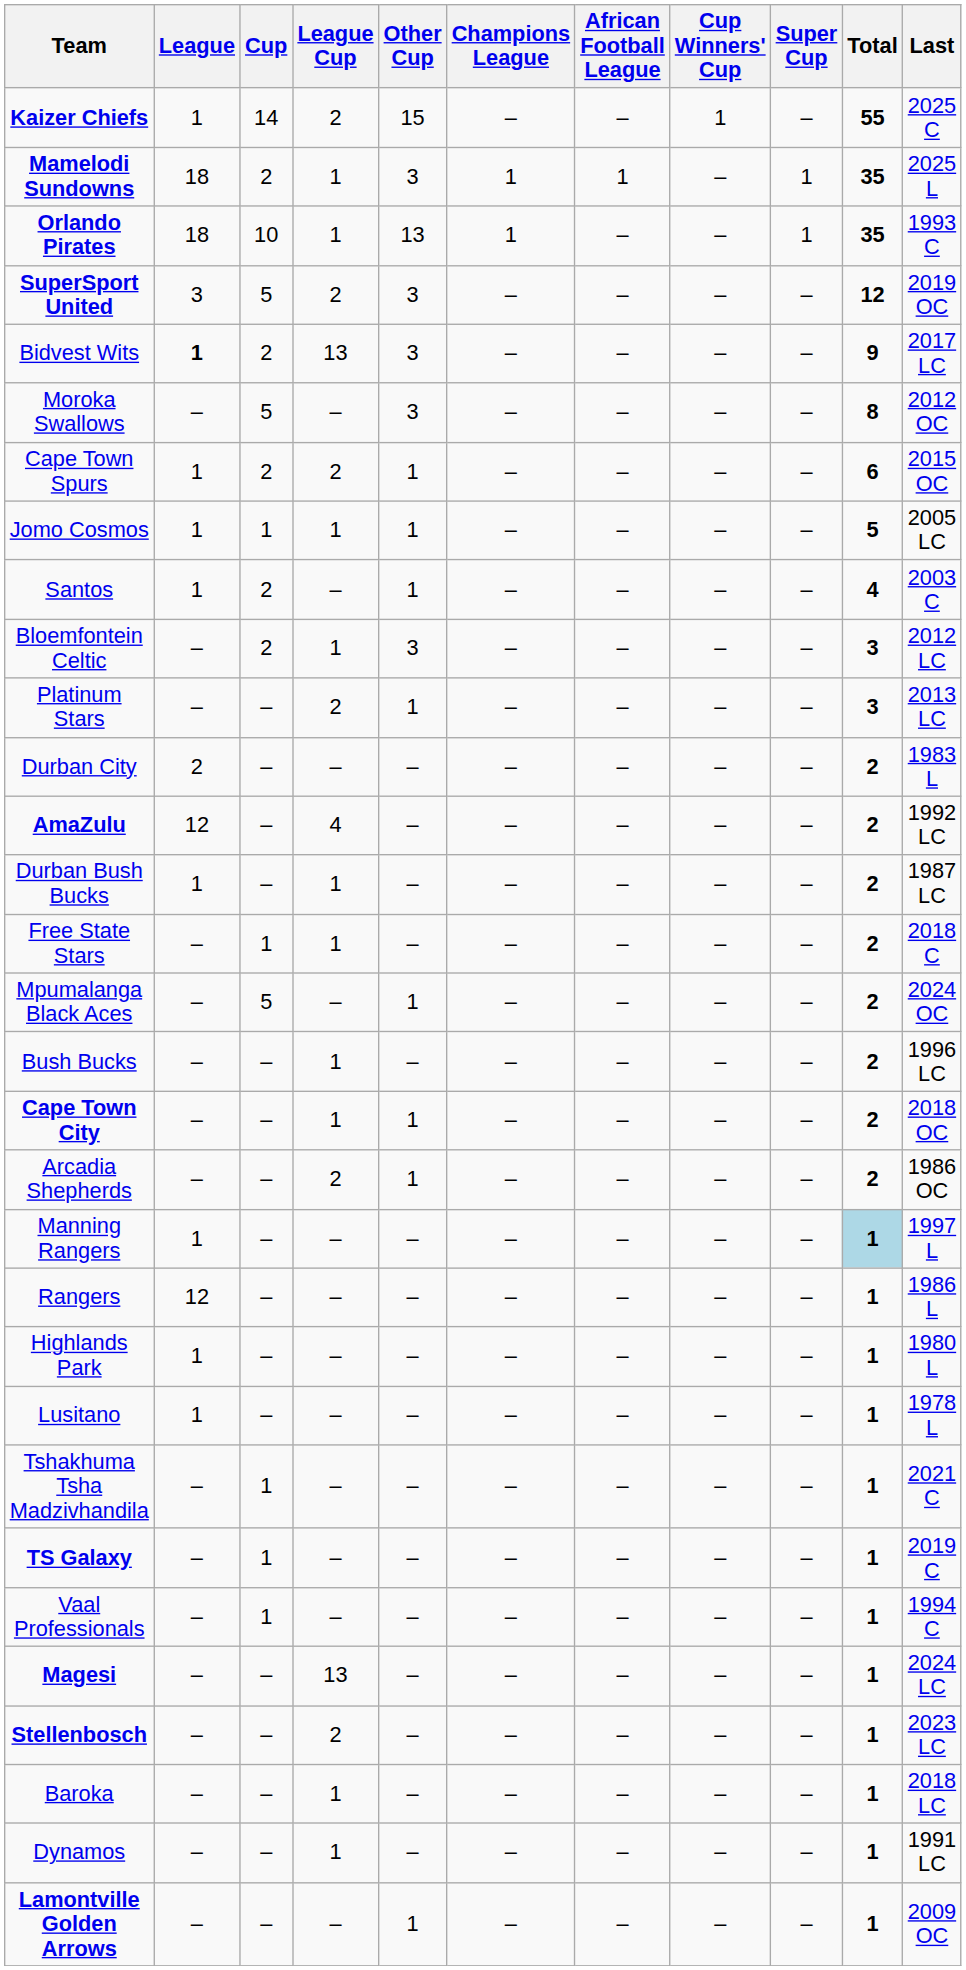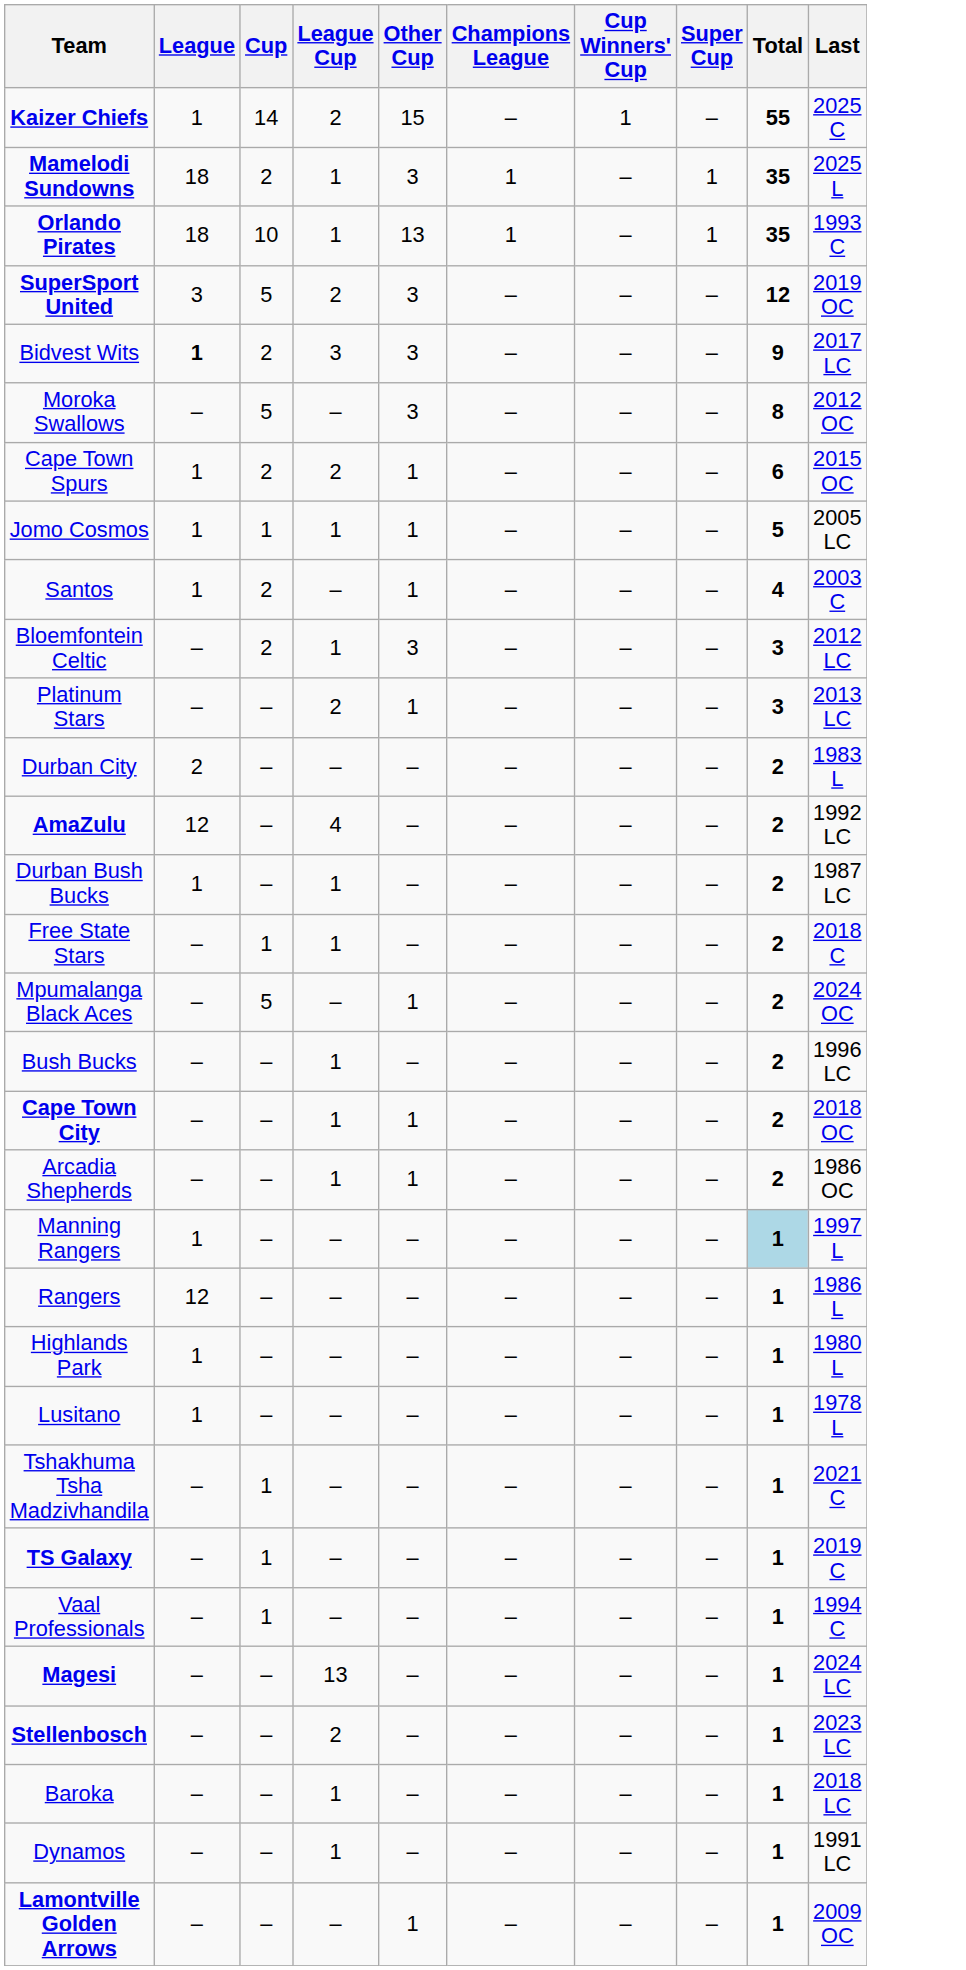- column: (622, 46)
(335, 353) 13 -> (335, 353) 3
(335, 1179) 2 -> (335, 1179) 1
